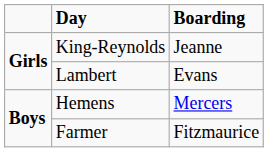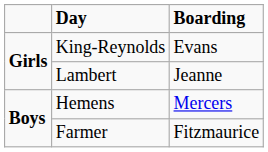(198, 47) Jeanne -> (195, 47) Evans
(195, 75) Evans -> (198, 75) Jeanne
